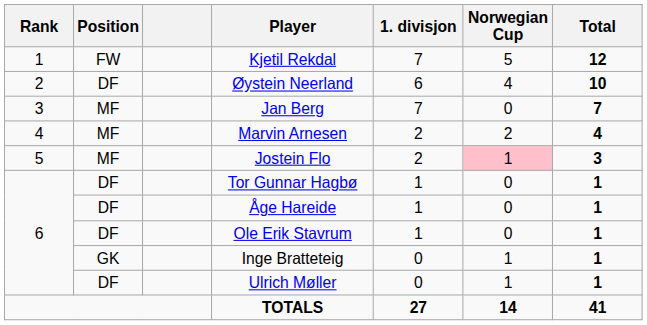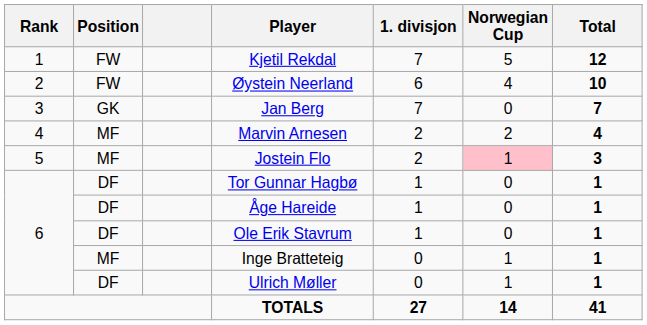(108, 84) DF -> (108, 84) FW
(108, 109) MF -> (108, 109) GK
(108, 258) GK -> (108, 258) MF
